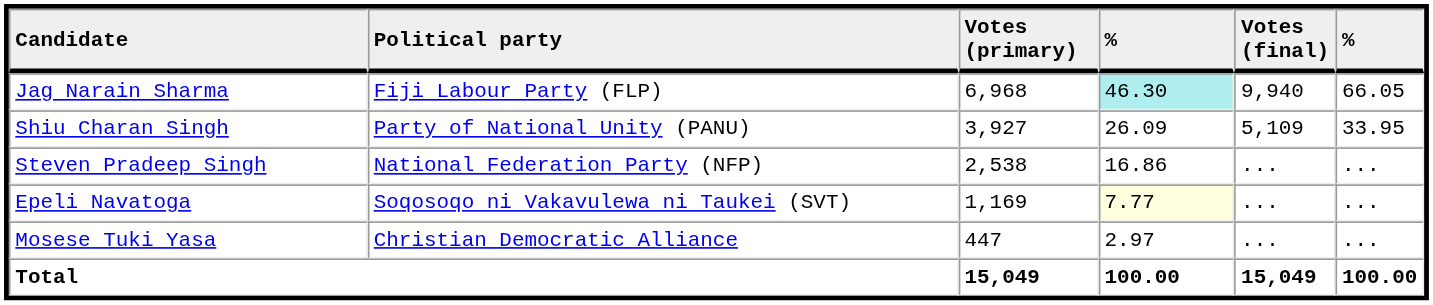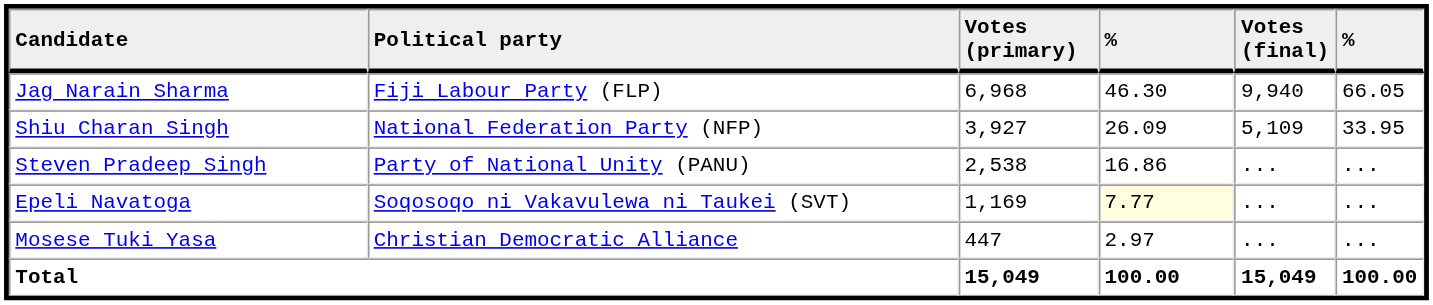(1136, 92) paleturquoise background -> (1136, 92) no background
(562, 129) Party of National Unity (PANU) -> (568, 129) National Federation Party (NFP)
(568, 166) National Federation Party (NFP) -> (562, 166) Party of National Unity (PANU)
